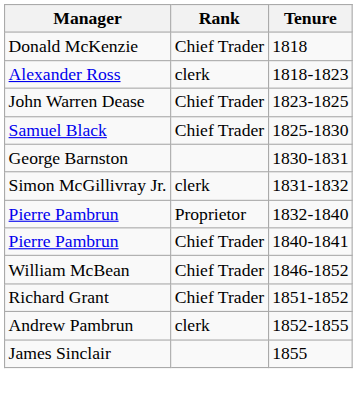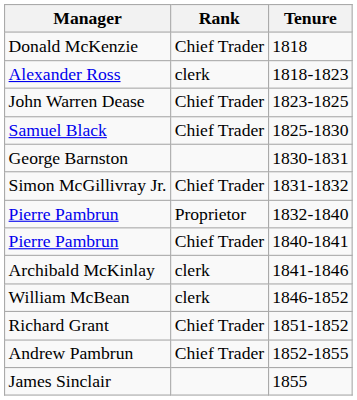(192, 185) clerk -> (219, 185) Chief Trader
+ row: (82, 269)
(219, 269) Chief Trader -> (192, 297) clerk
(192, 325) clerk -> (219, 353) Chief Trader
